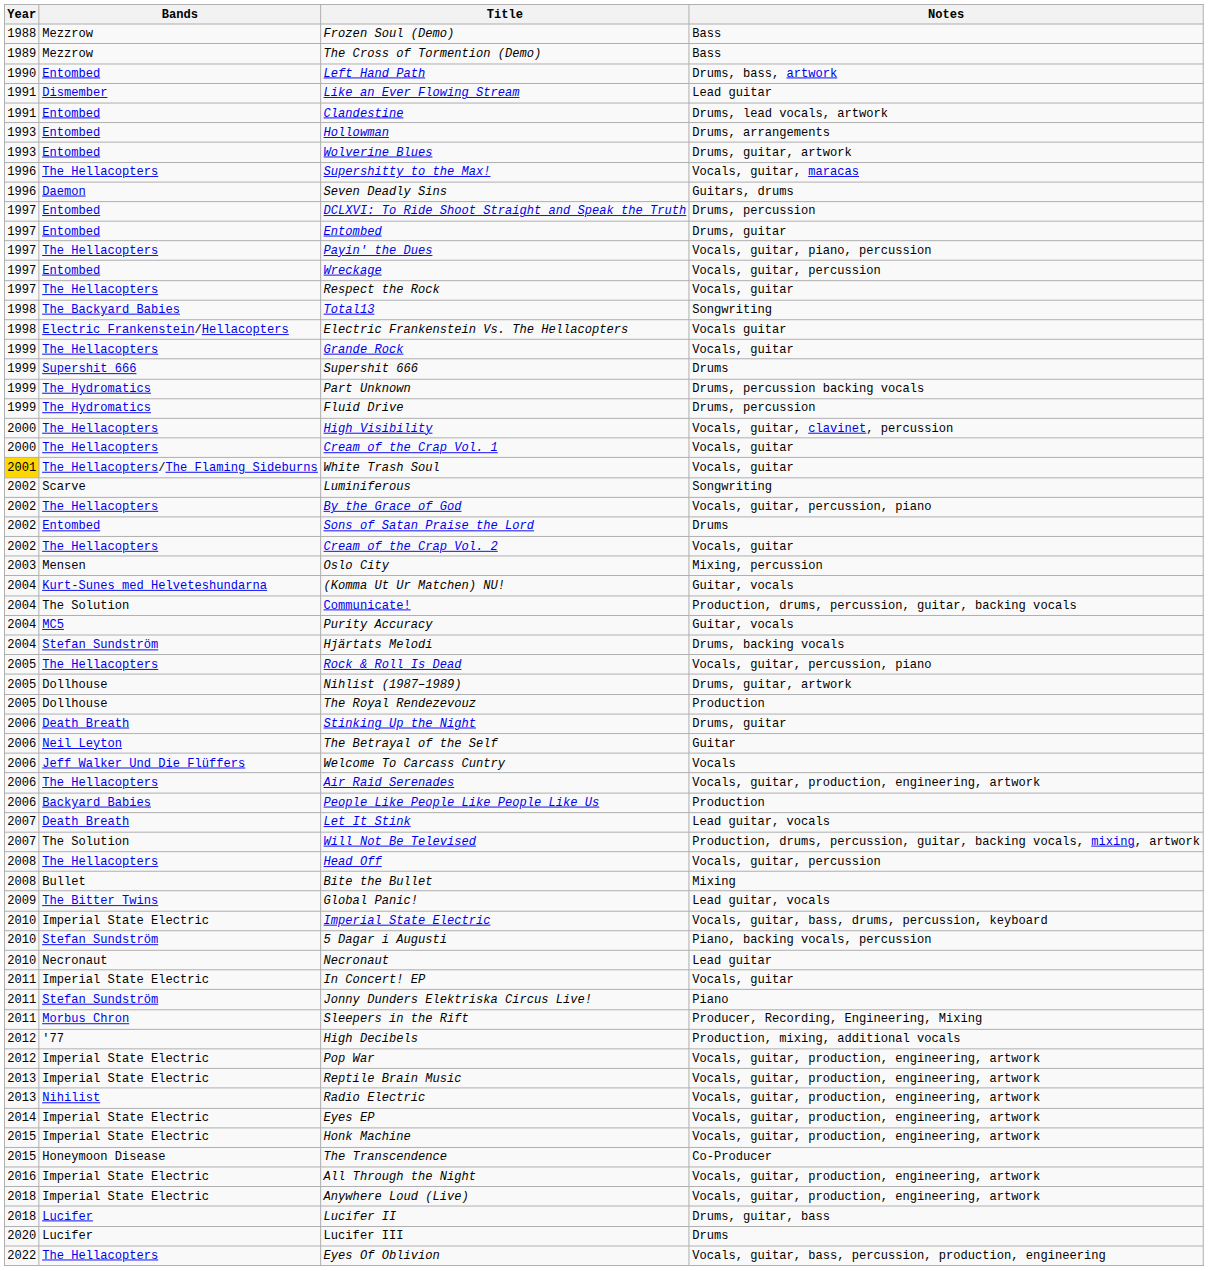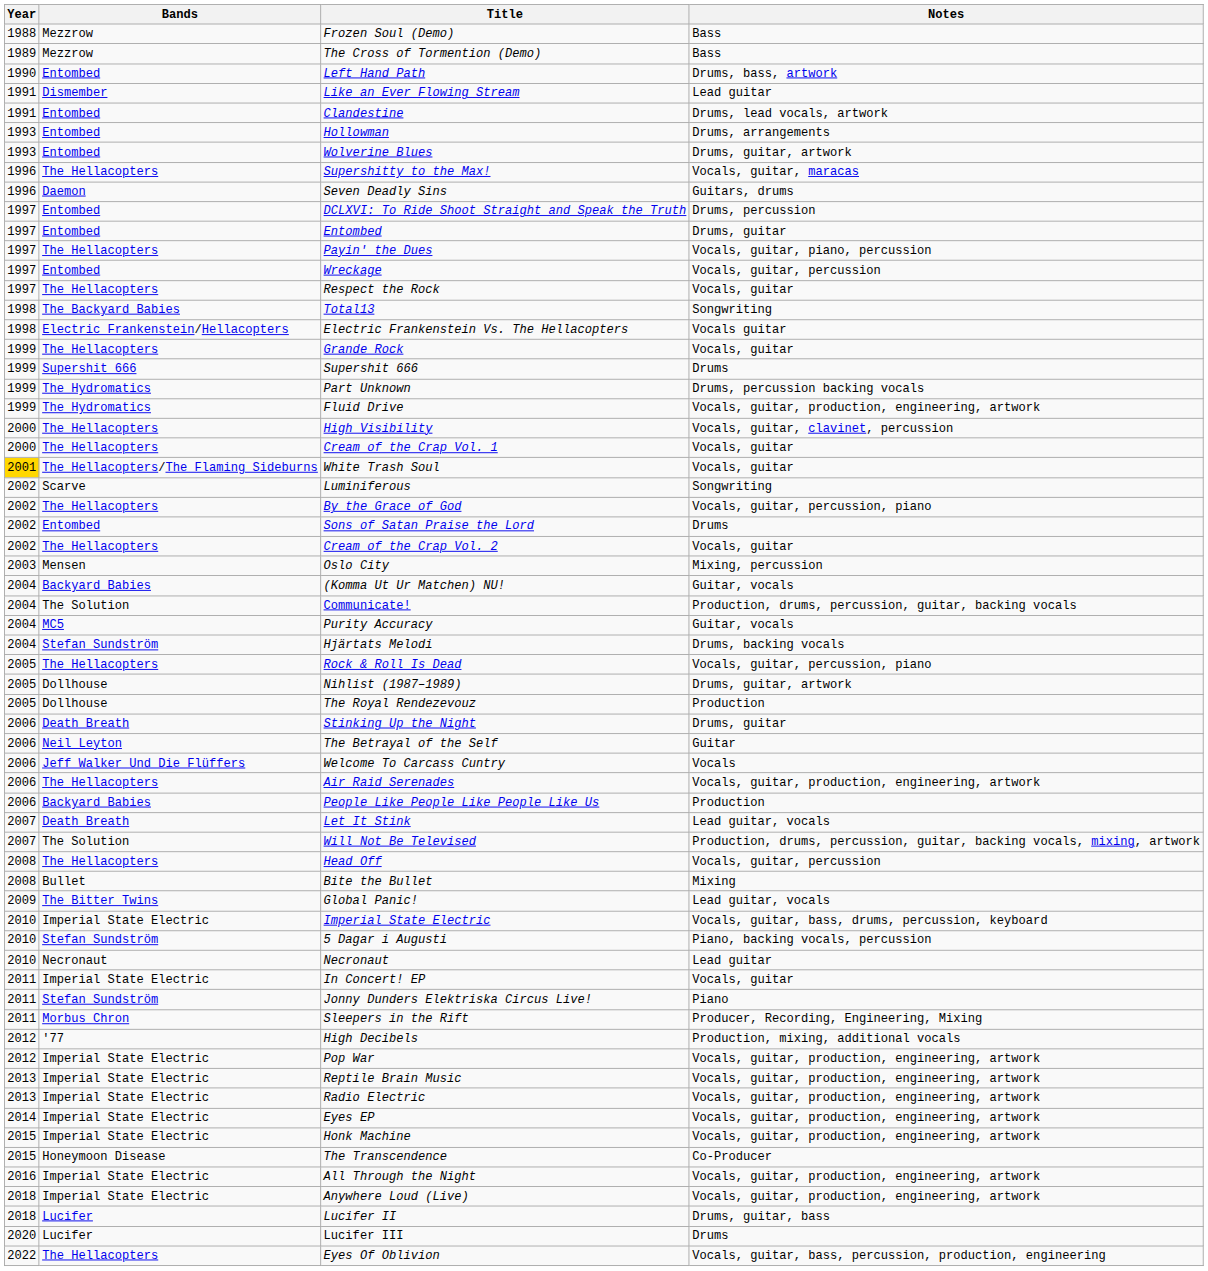(754, 408) Drums, percussion -> (866, 408) Vocals, guitar, production, engineering, artwork
(155, 586) Kurt-Sunes med Helveteshundarna -> (97, 586) Backyard Babies
(71, 1098) Nihilist -> (126, 1098) Imperial State Electric
